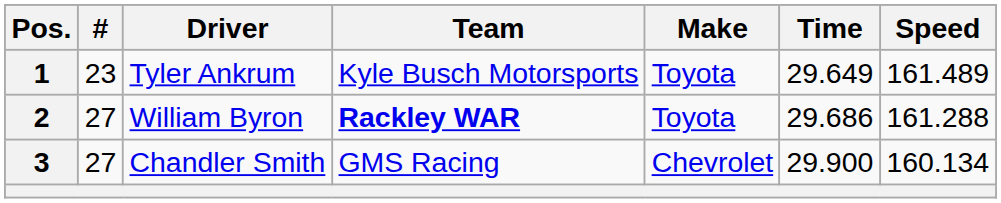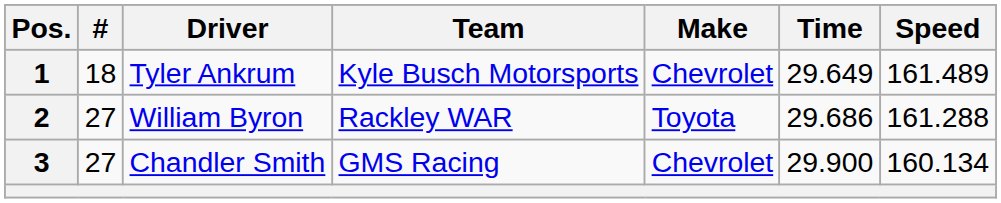(101, 73) 23 -> (101, 73) 18
(693, 73) Toyota -> (712, 73) Chevrolet
(429, 118) bold -> (426, 118) normal
